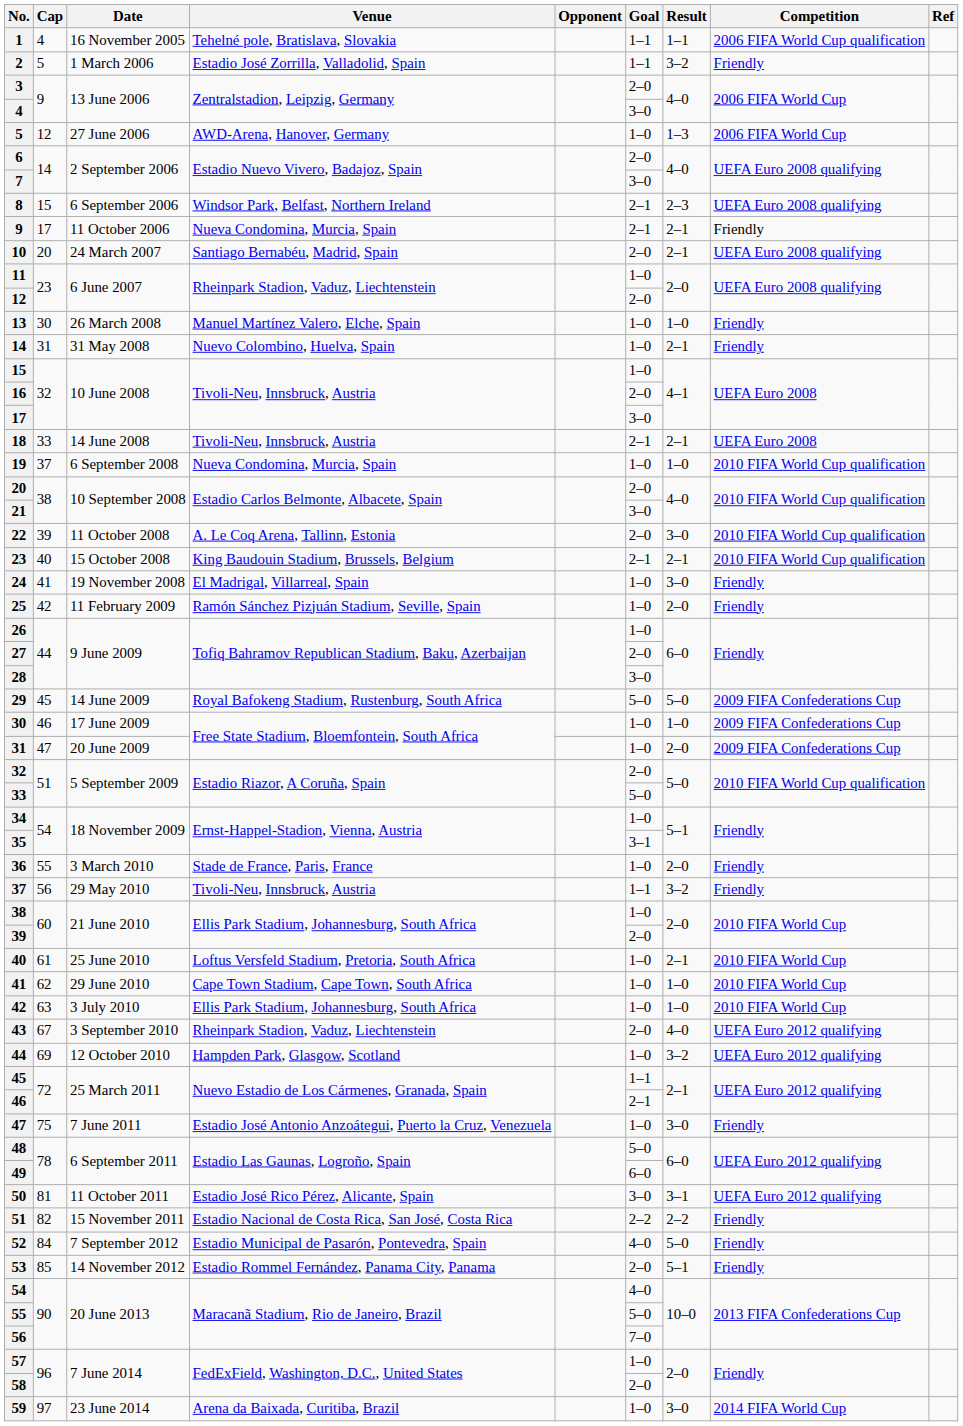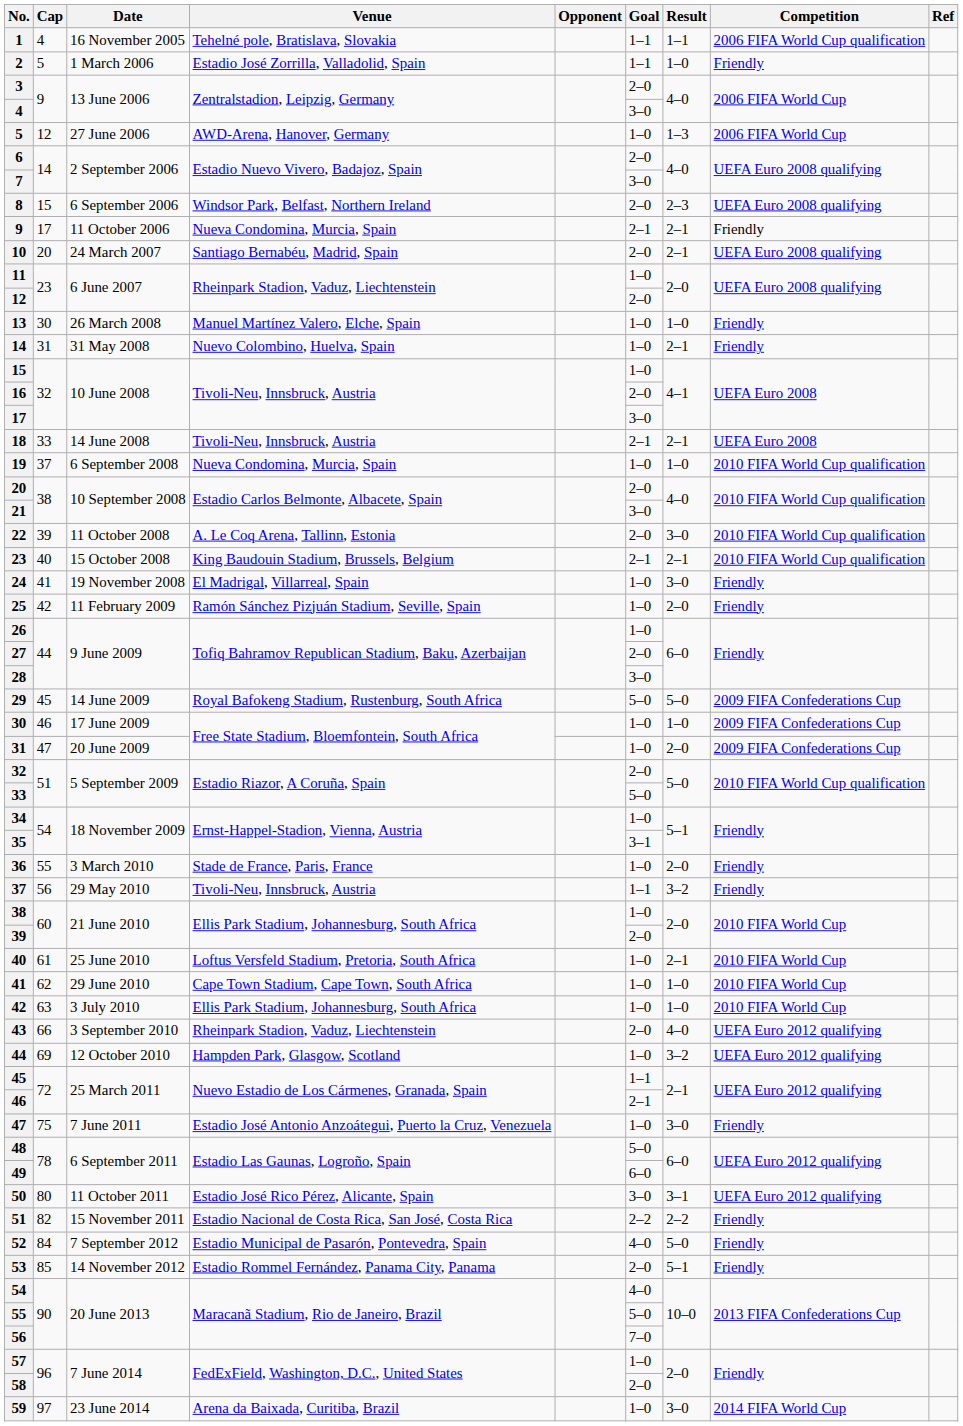(677, 63) 3–2 -> (677, 63) 1–0
(640, 205) 2–1 -> (640, 205) 2–0
(44, 1031) 67 -> (44, 1031) 66
(44, 1196) 81 -> (44, 1196) 80
